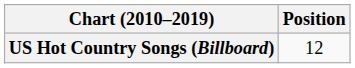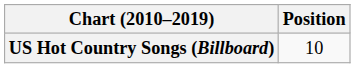(314, 47) 12 -> (314, 47) 10
